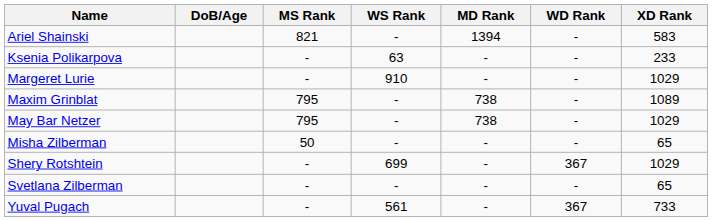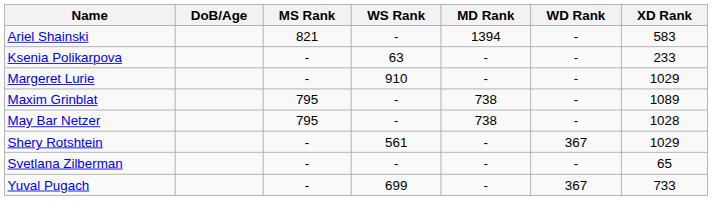(665, 121) 1029 -> (665, 121) 1028
- row: (57, 142)
(396, 163) 699 -> (396, 142) 561
(396, 206) 561 -> (396, 185) 699
